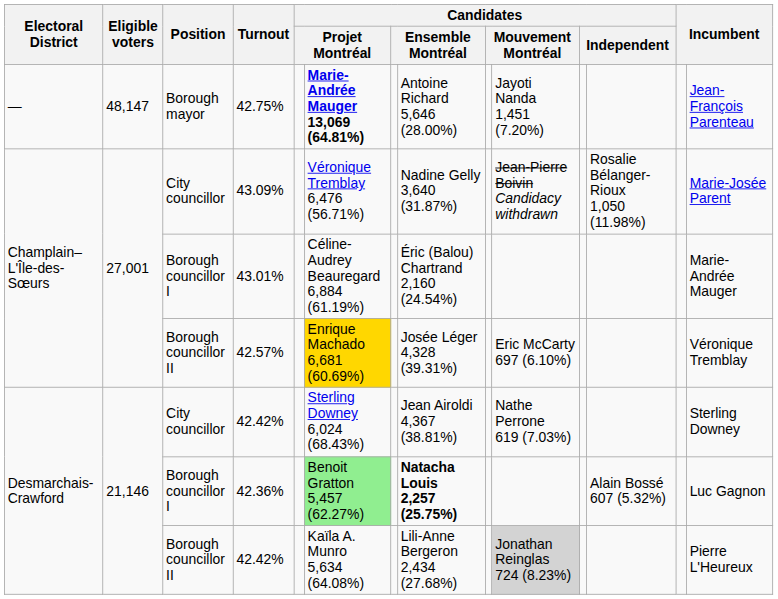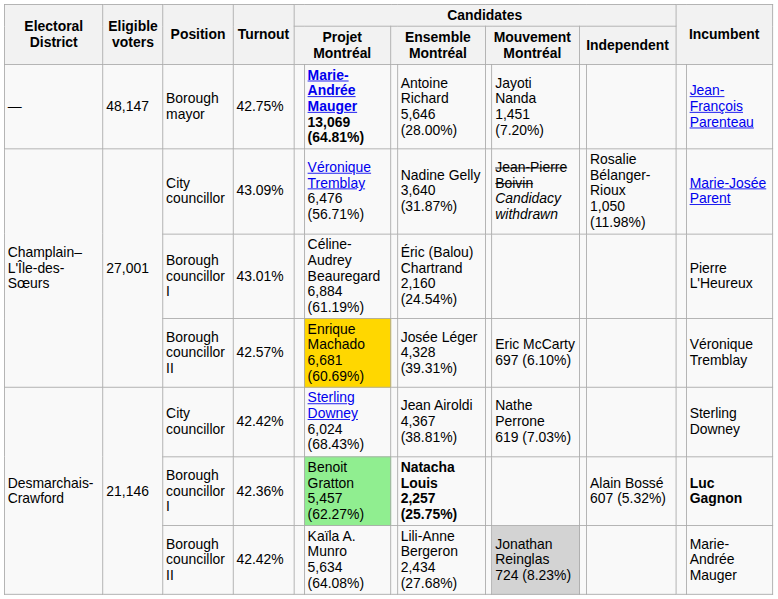(713, 276) Marie-Andrée Mauger -> (721, 276) Pierre L'Heureux
(728, 491) normal -> (716, 491) bold
(721, 560) Pierre L'Heureux -> (713, 560) Marie-Andrée Mauger
